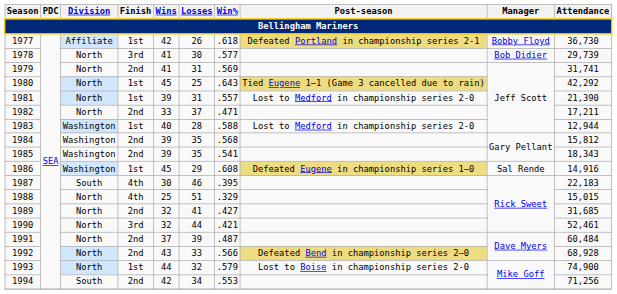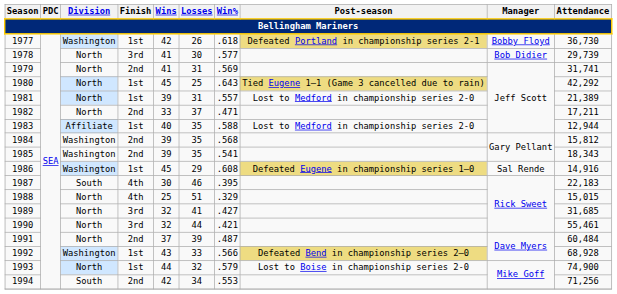(89, 42) Affiliate -> (89, 42) Washington
(583, 98) 21,390 -> (583, 98) 21,389
(89, 126) Washington -> (89, 126) Affiliate
(197, 126) 28 -> (197, 126) 35
(136, 211) 2nd -> (136, 211) 3rd
(583, 226) 52,461 -> (583, 226) 55,461
(89, 254) North -> (89, 254) Washington
(136, 254) 2nd -> (136, 254) 1st
